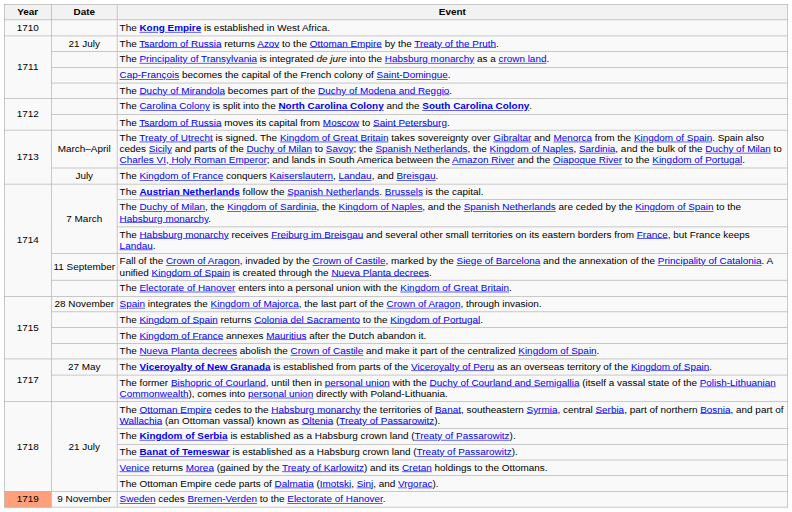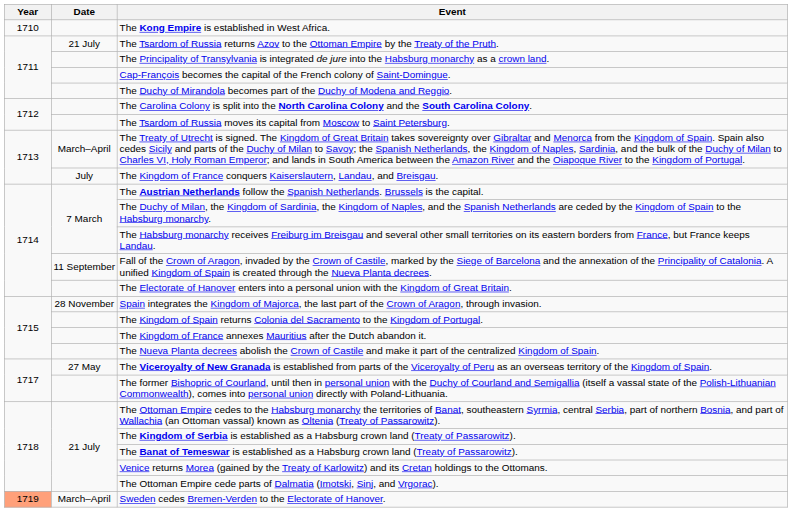(84, 499) 9 November -> (84, 499) March–April
